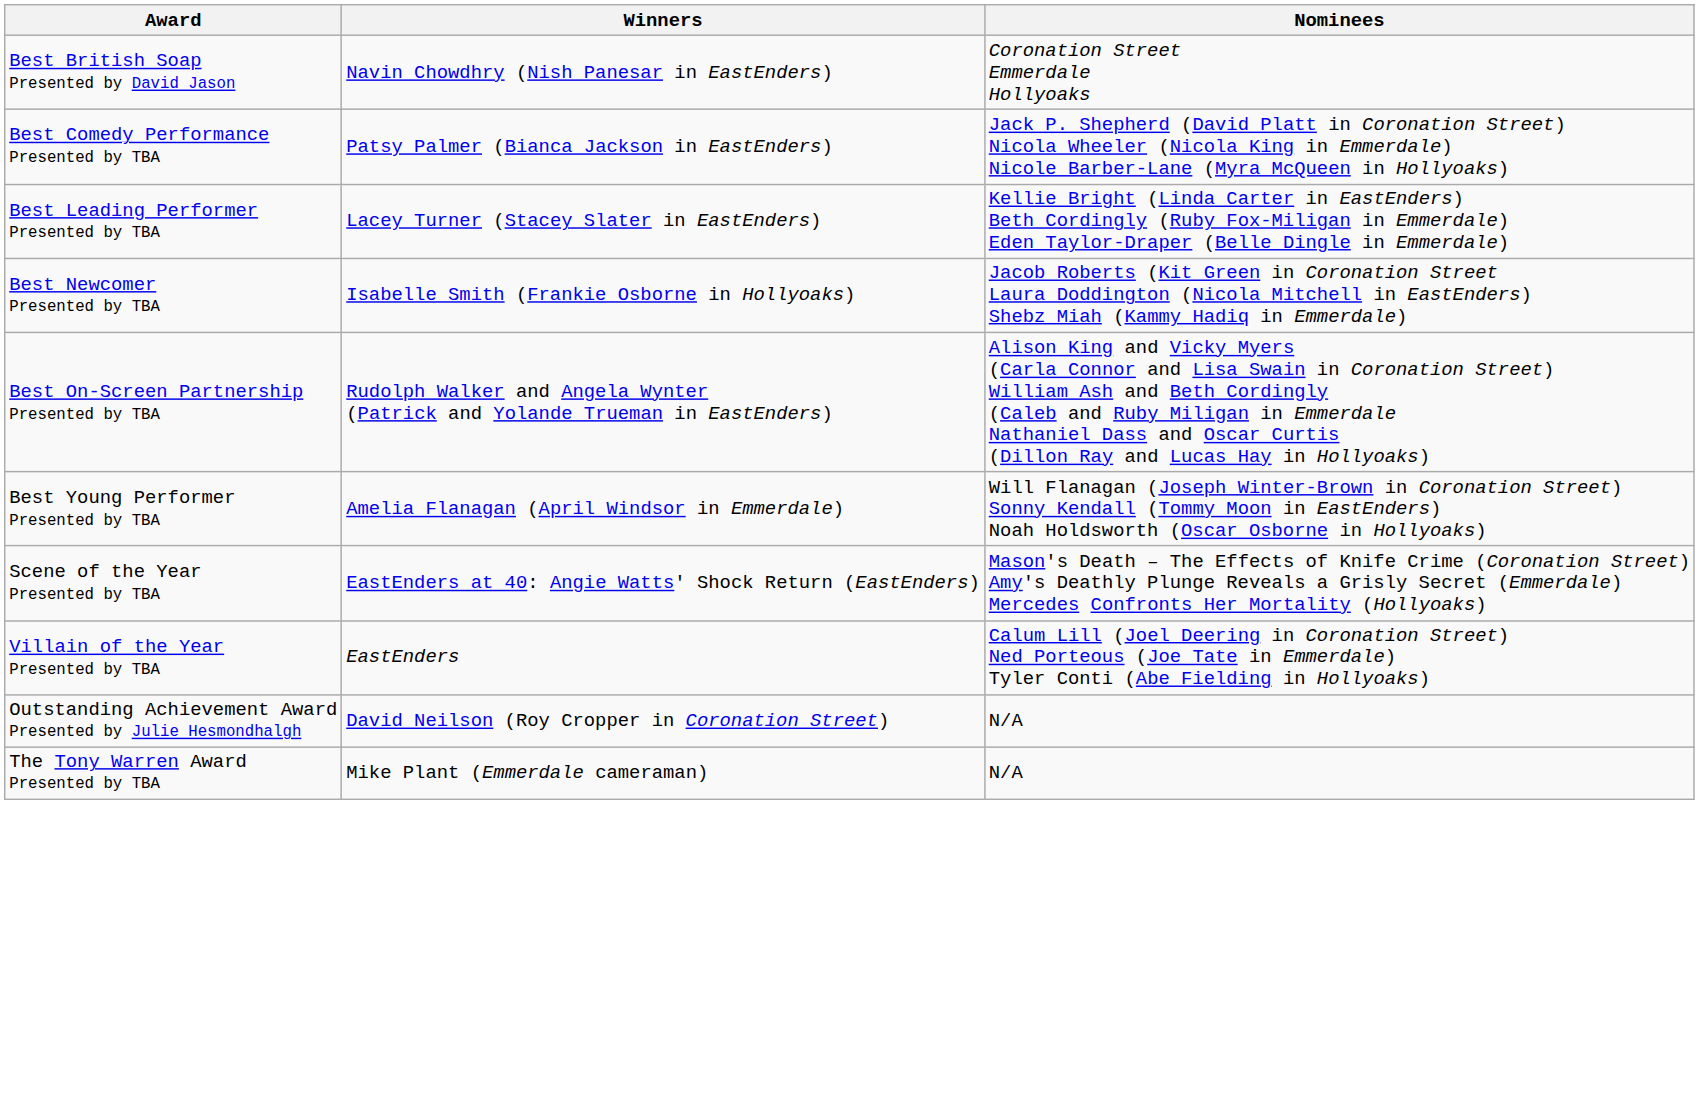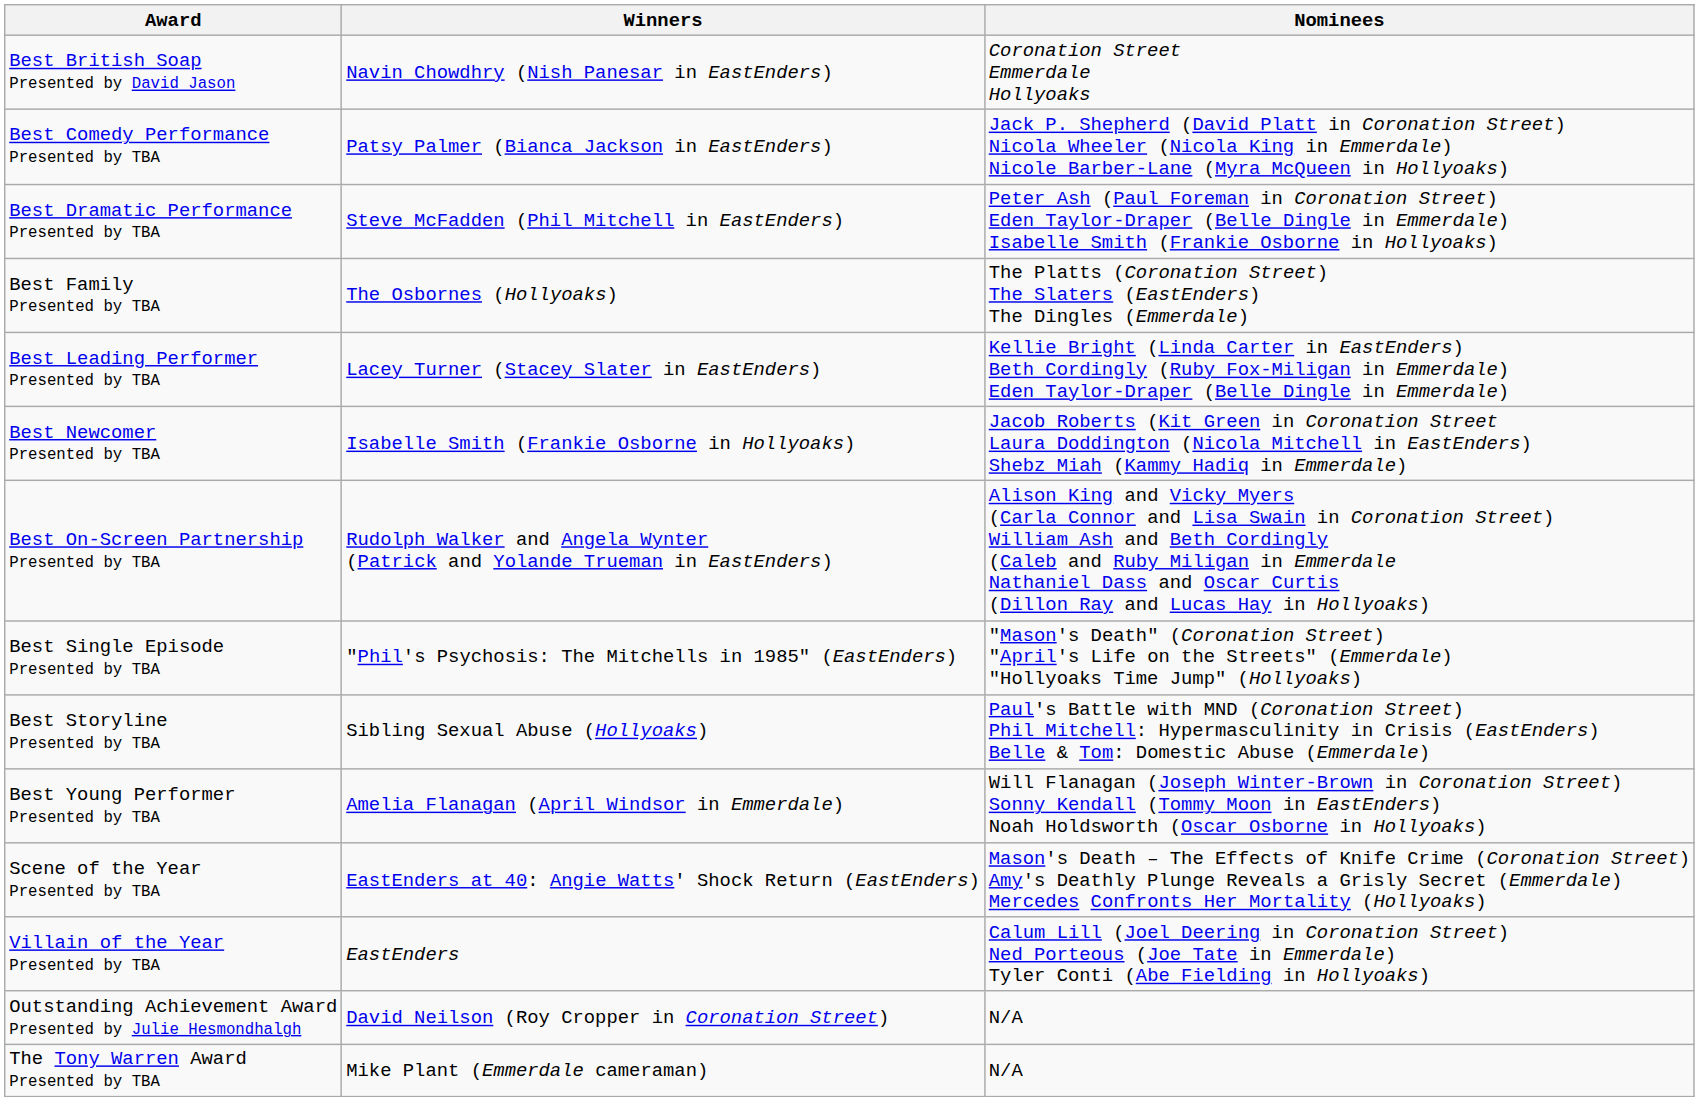+ row: (151, 220)
+ row: (85, 294)
+ row: (117, 657)
+ row: (88, 731)
